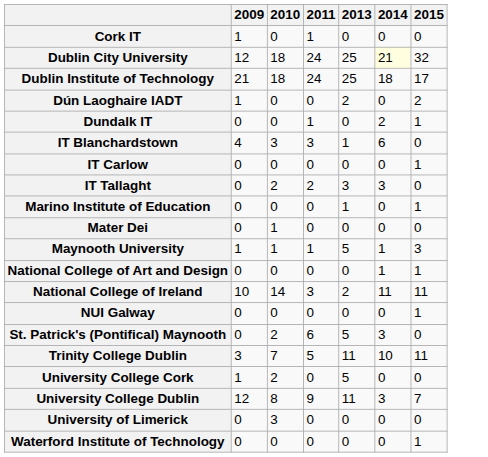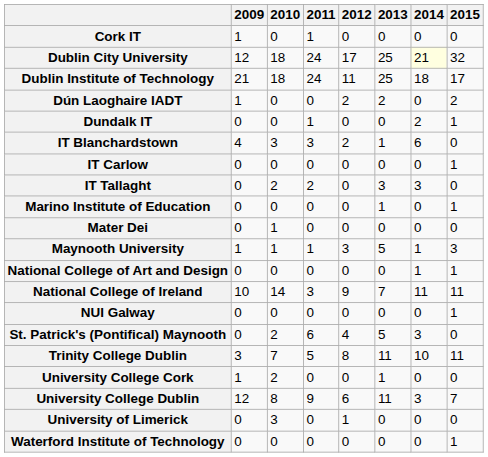+ column: (357, 15)
(346, 292) 2 -> (382, 292) 7
(346, 377) 5 -> (382, 377) 1
